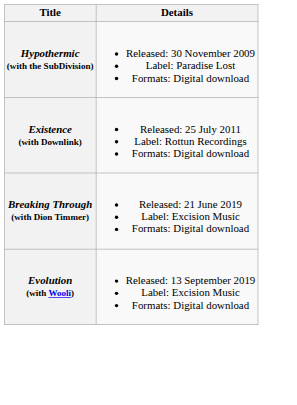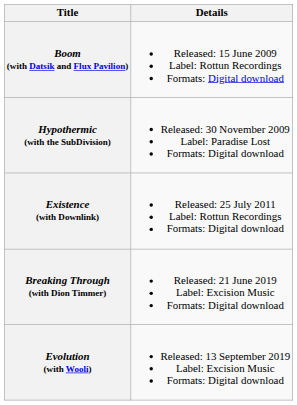+ row: (68, 59)
